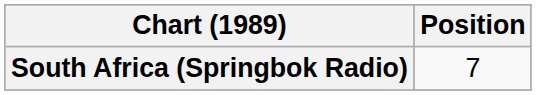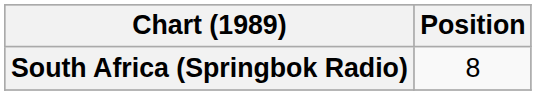(473, 68) 7 -> (473, 68) 8
